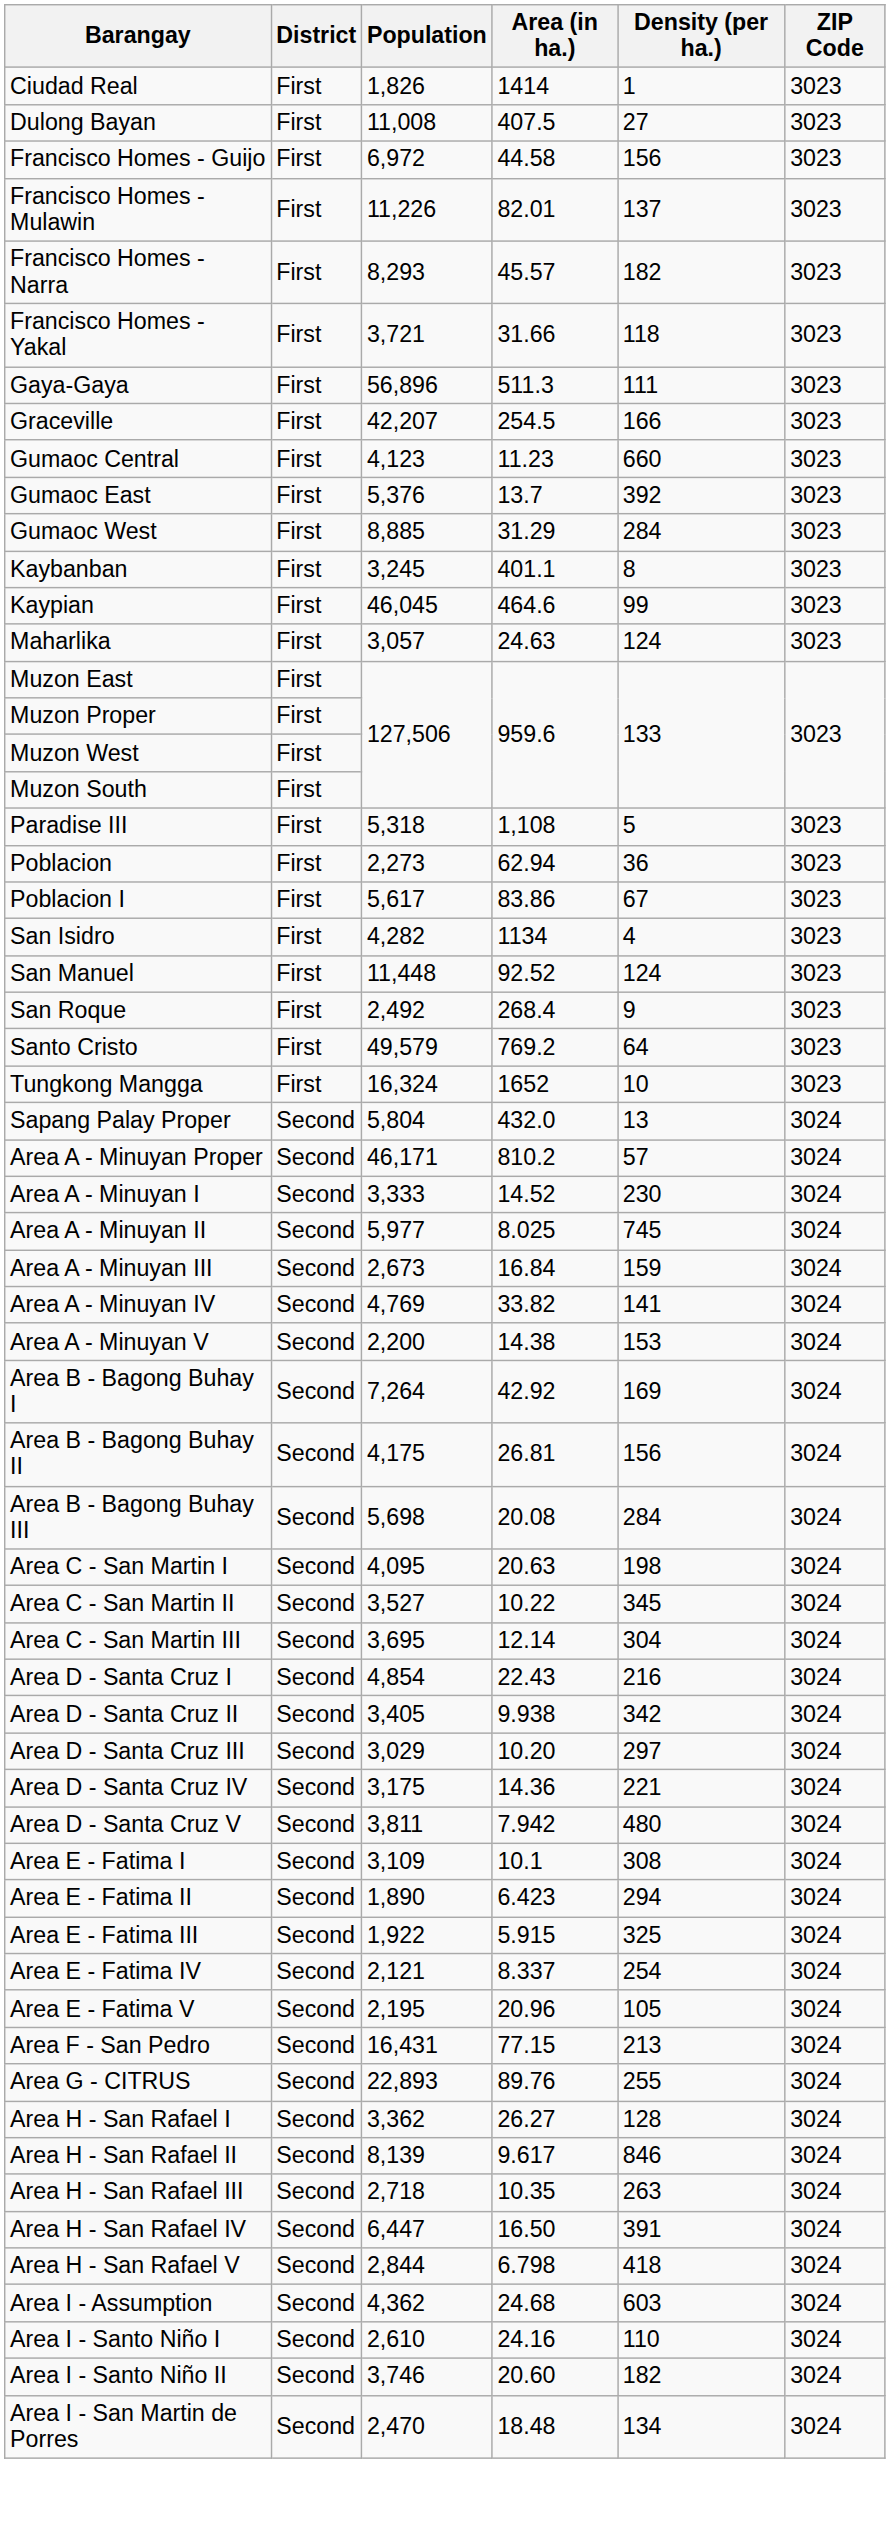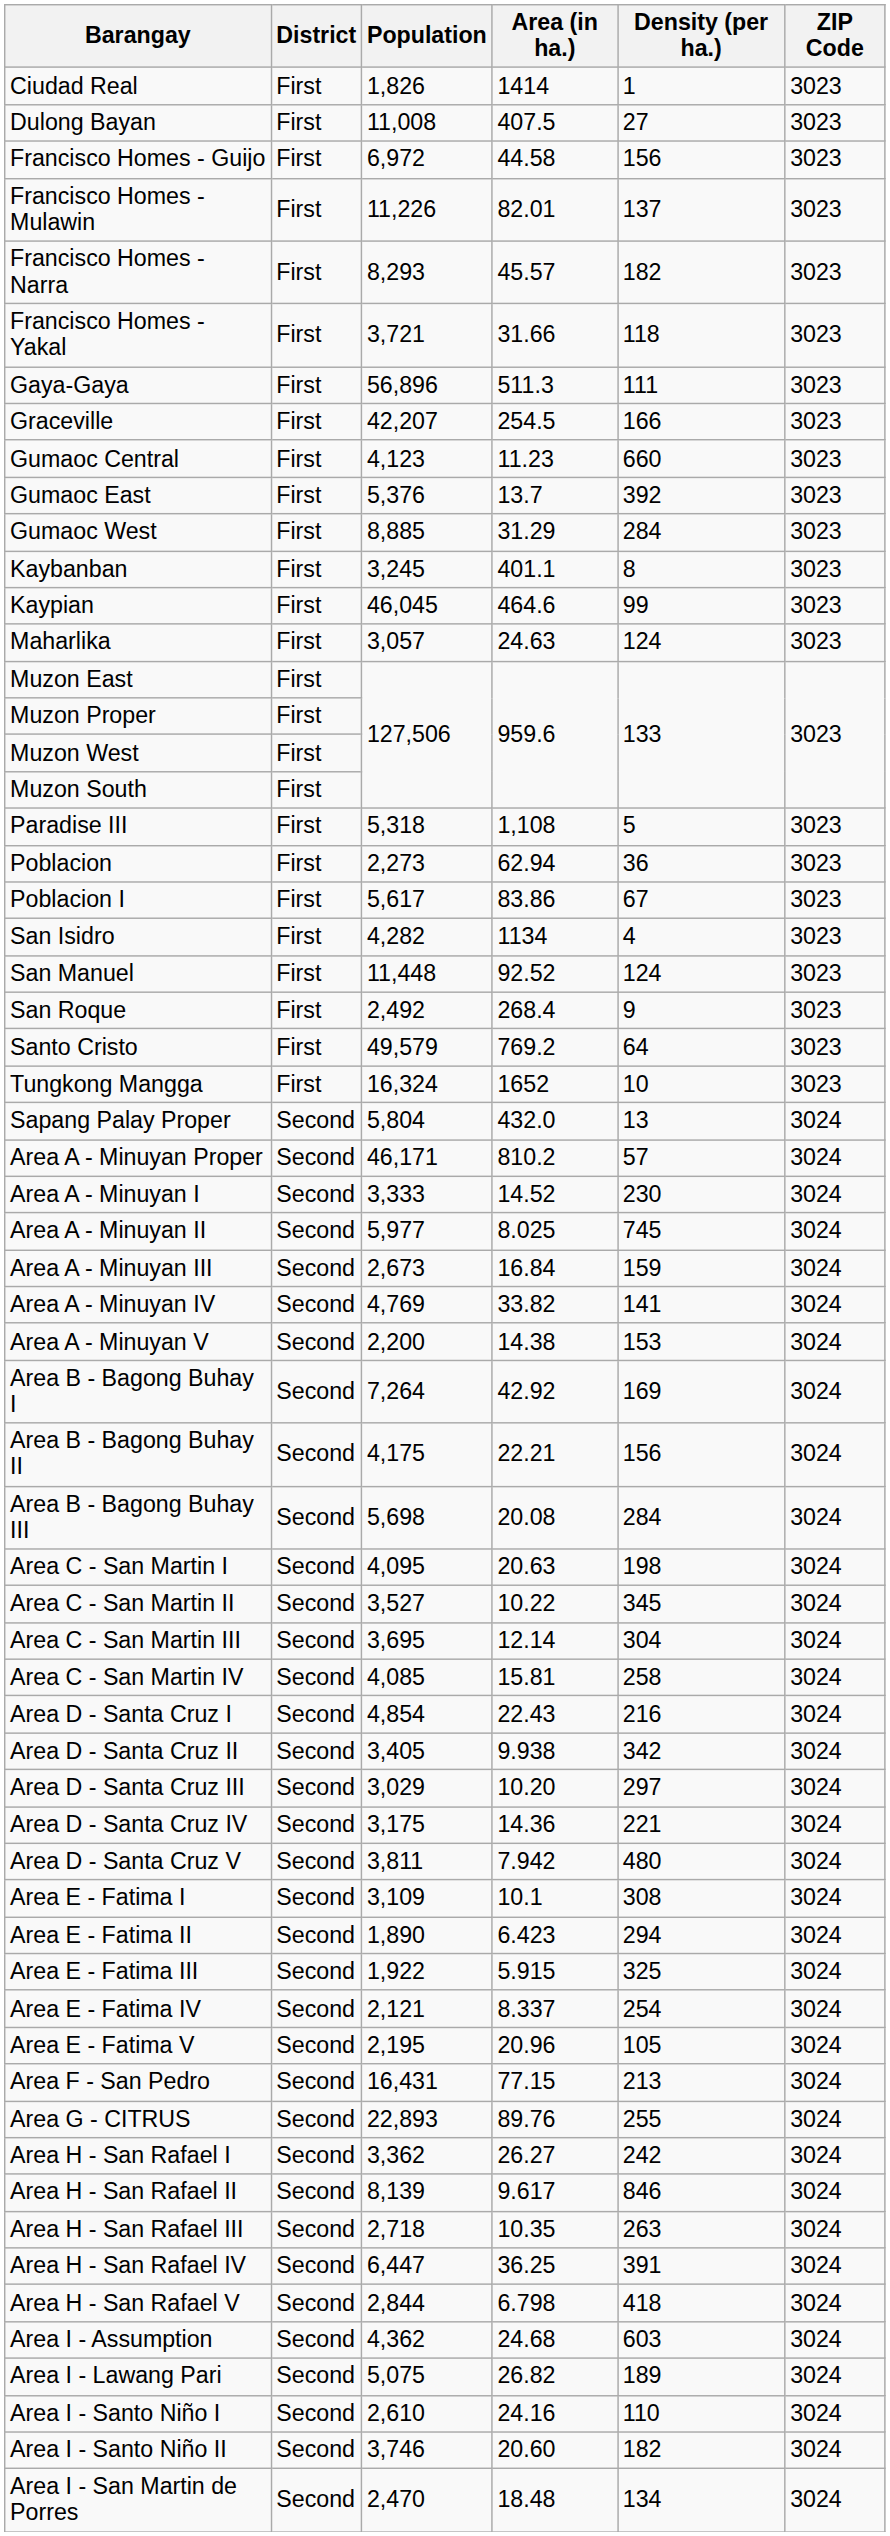(526, 1454) 26.81 -> (526, 1454) 22.21
+ row: (127, 1677)
(642, 2118) 128 -> (642, 2155) 242
(526, 2229) 16.50 -> (526, 2266) 36.25
+ row: (116, 2376)
